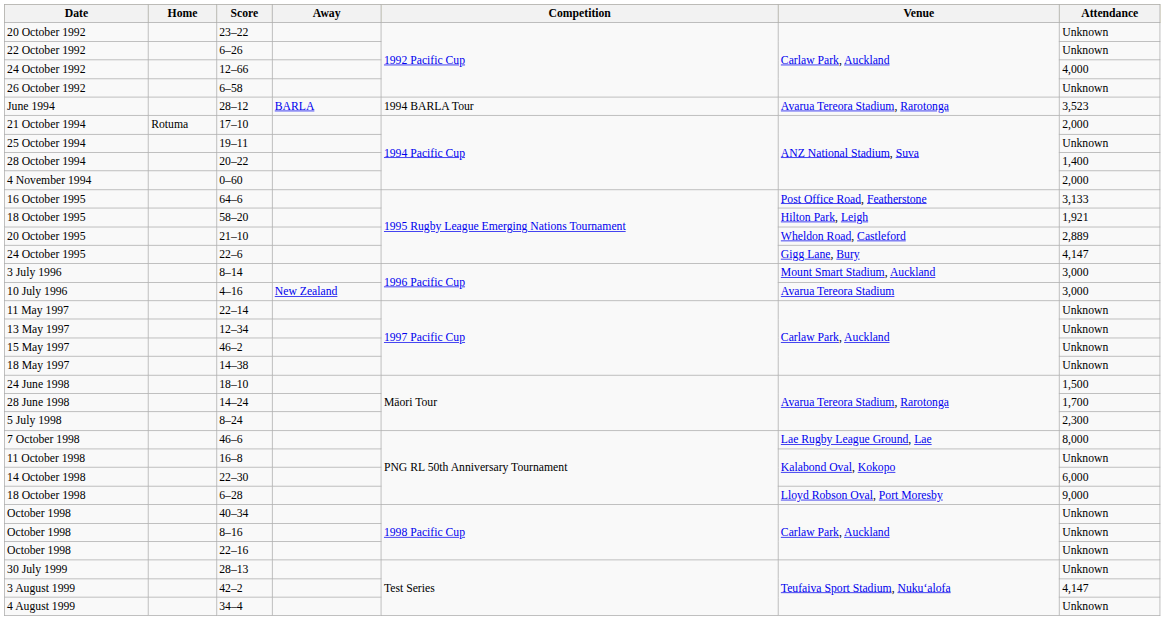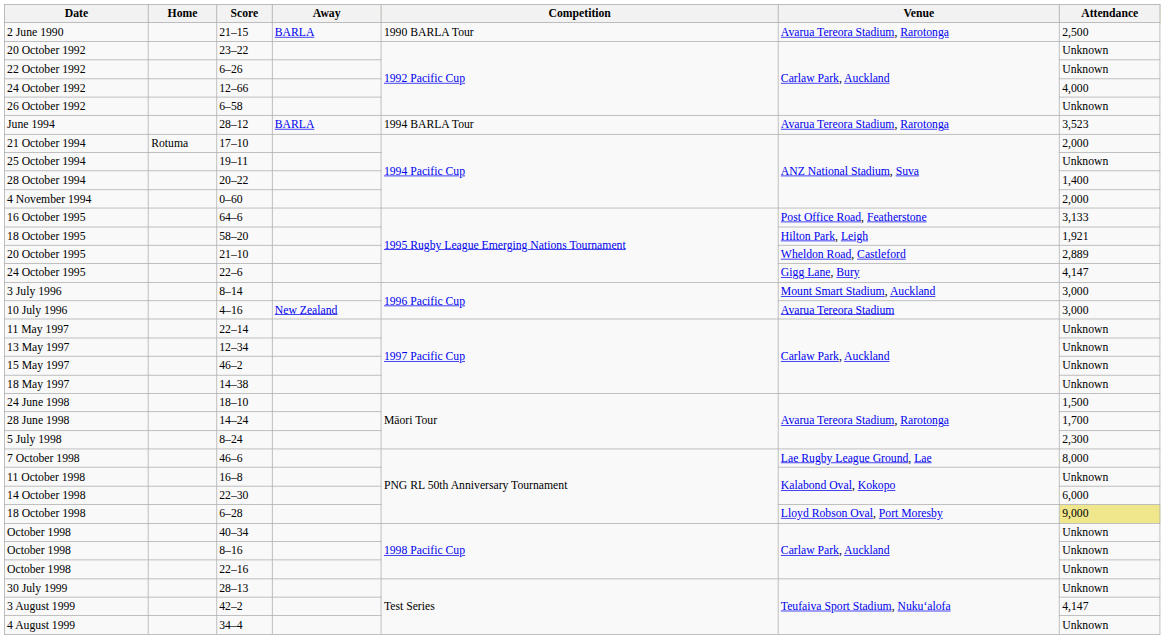+ row: (35, 32)
(1075, 495) no background -> (1075, 513) khaki background
